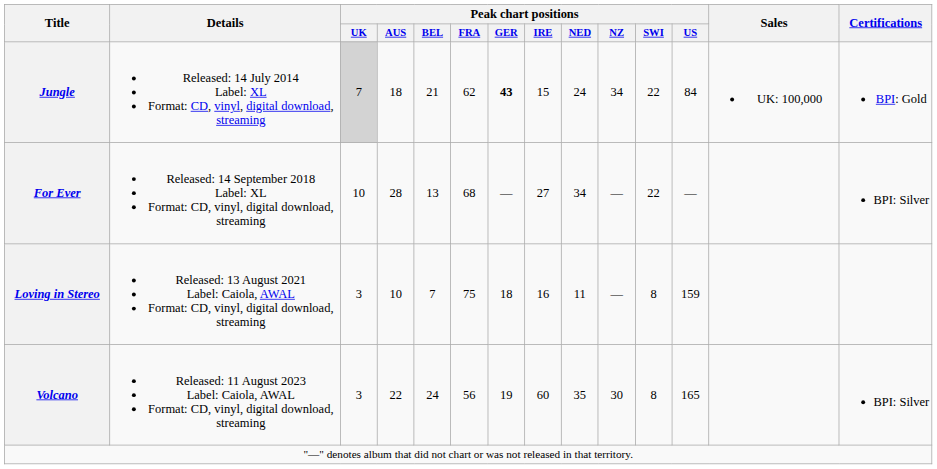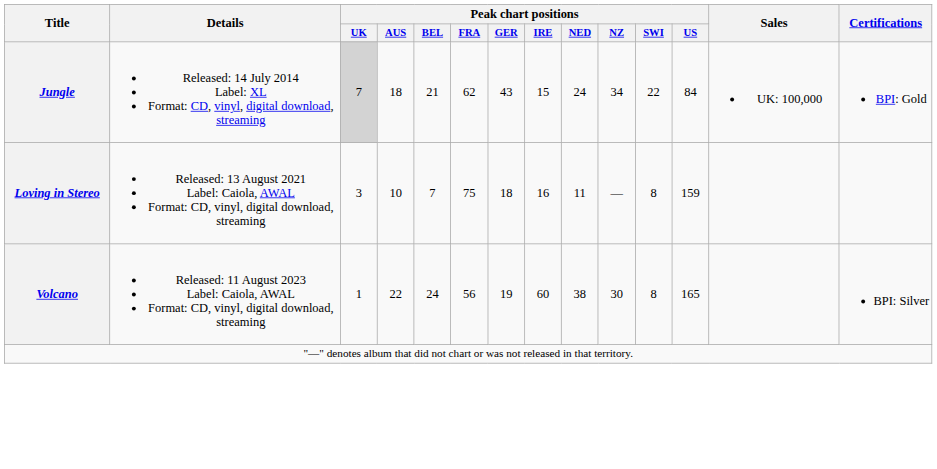(506, 92) bold -> (506, 92) normal
- row: (57, 193)
(359, 394) 3 -> (359, 294) 1
(580, 394) 35 -> (580, 294) 38
